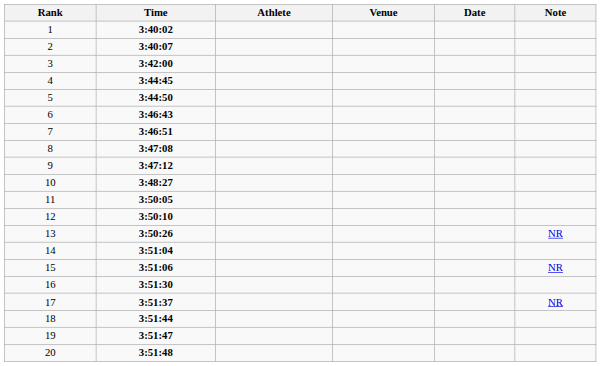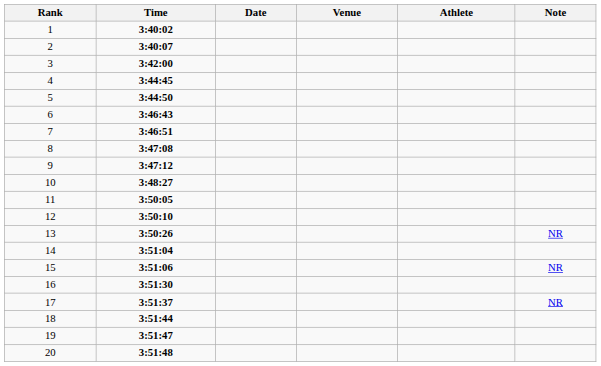columns swapped: (274, 13) <-> (475, 13)
